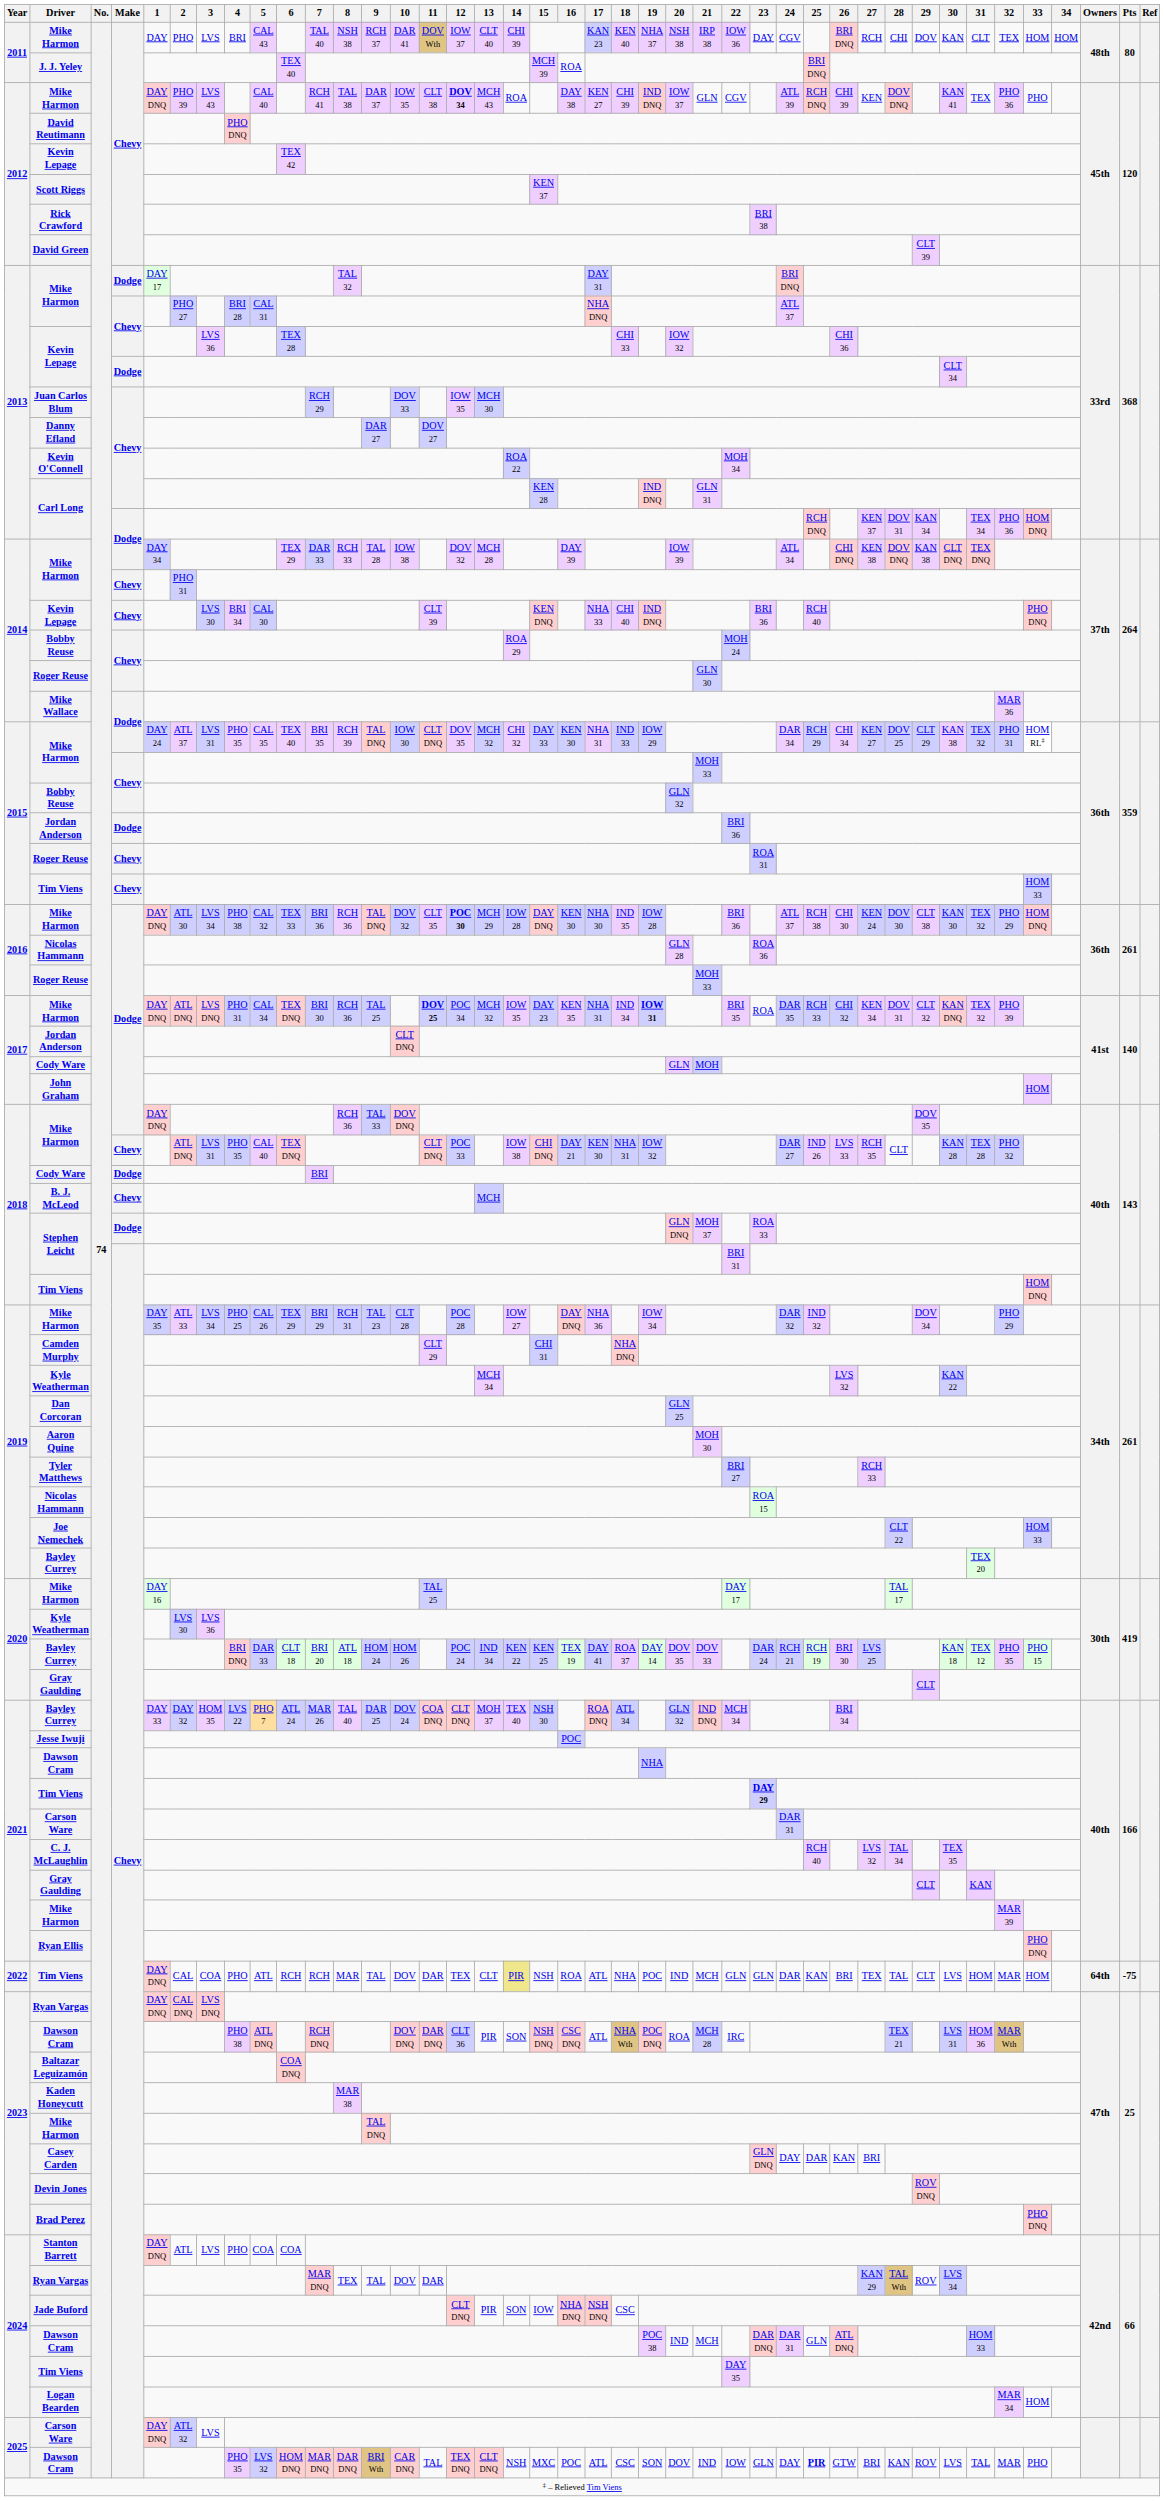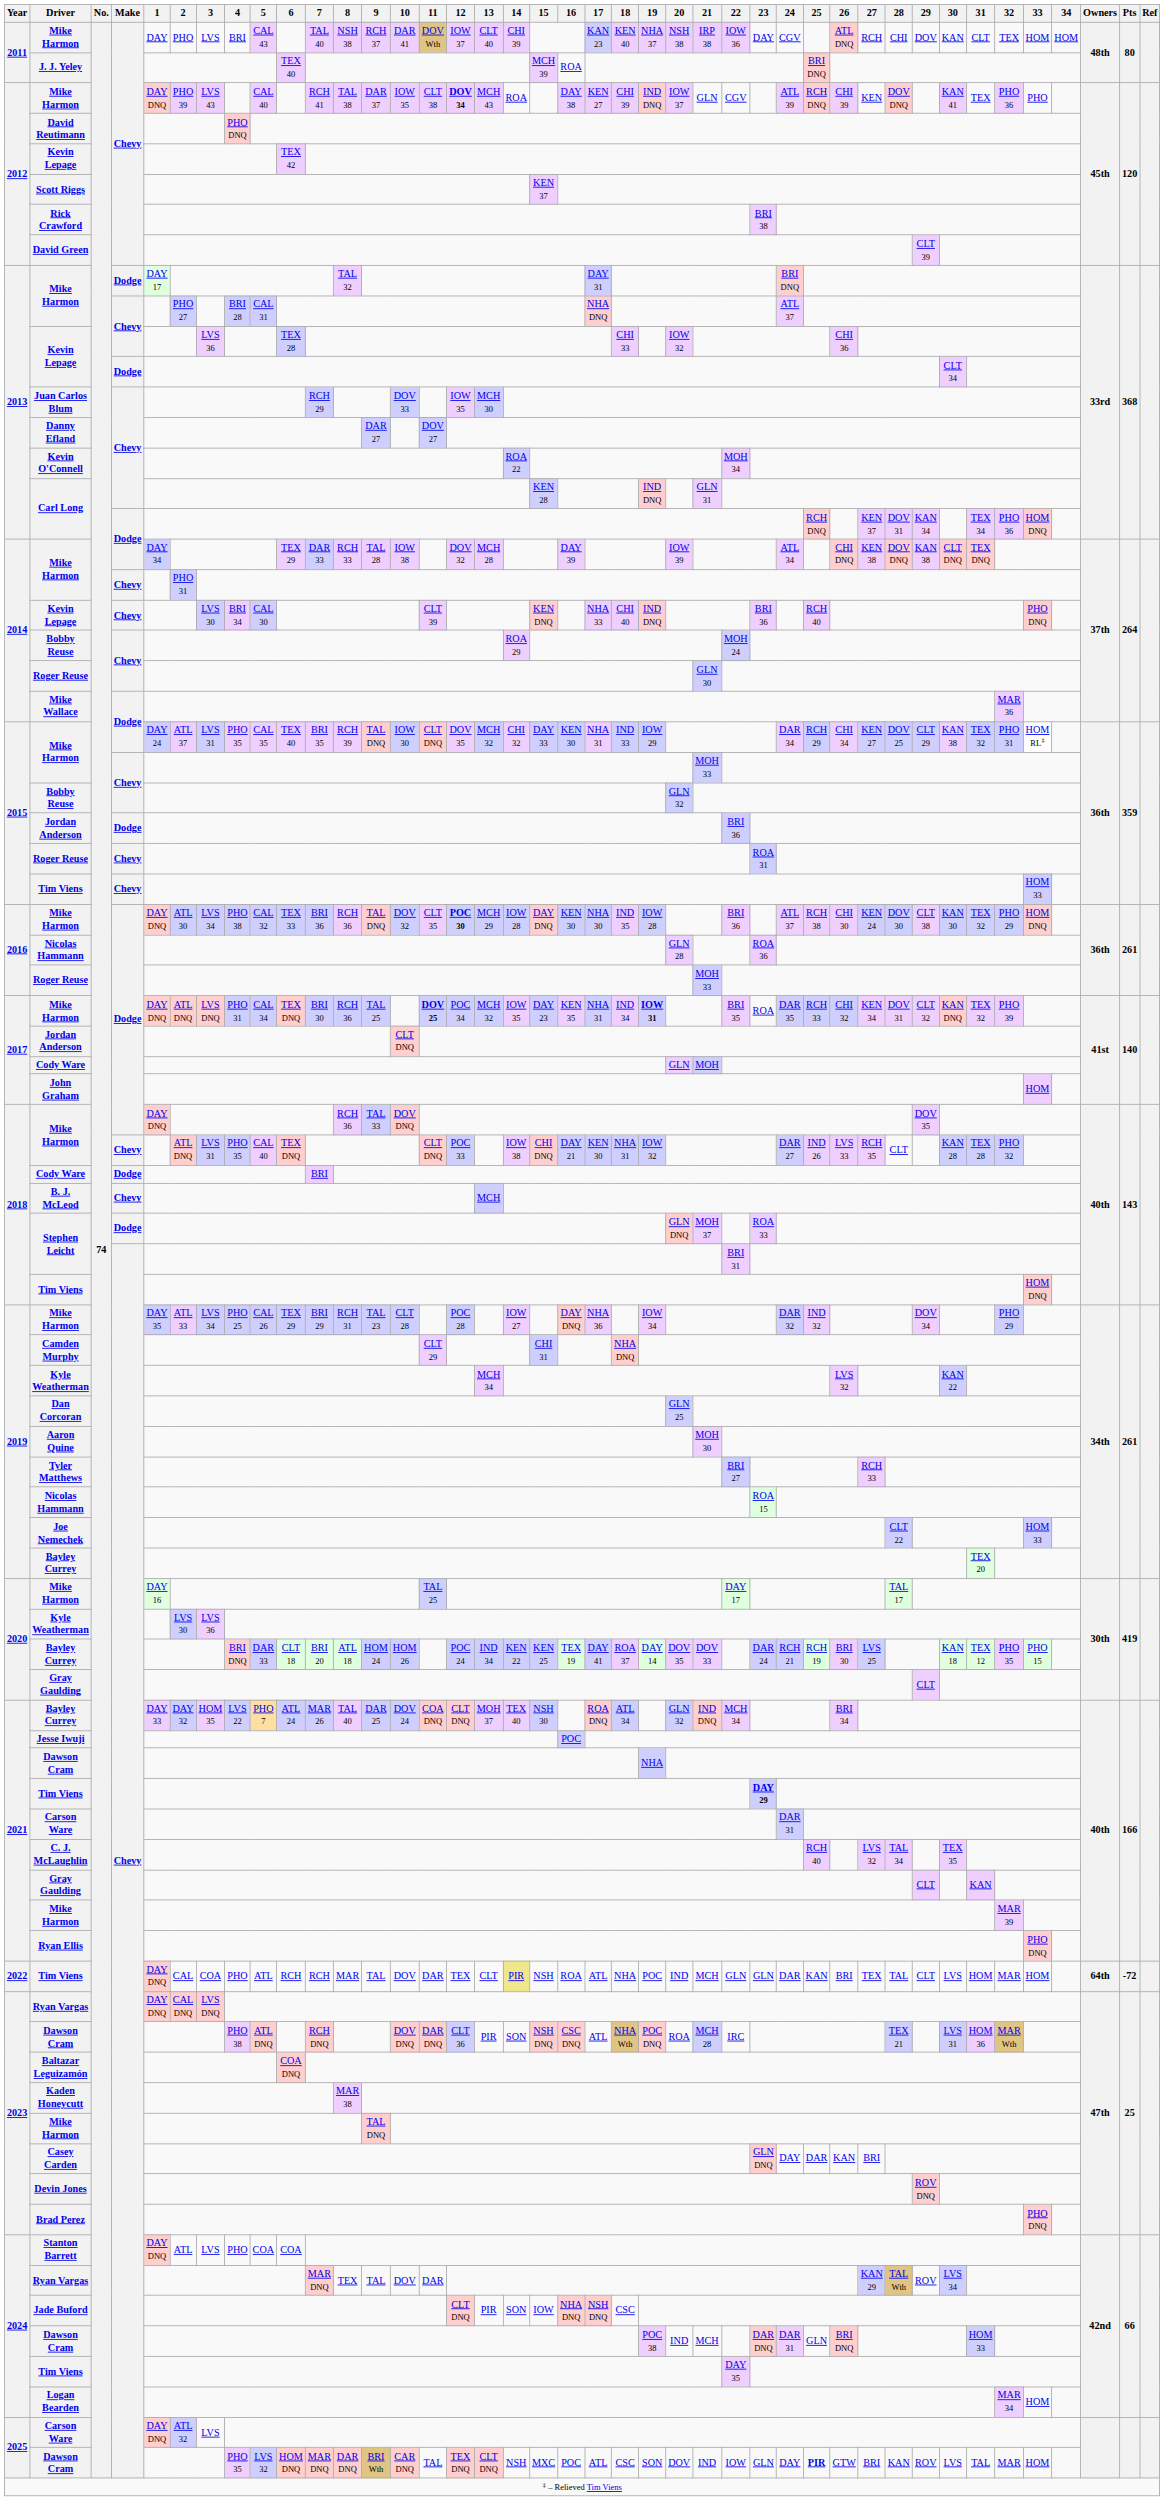(844, 36) BRI DNQ -> (844, 36) ATL DNQ
(1130, 1976) -75 -> (1130, 1976) -72
(844, 2340) ATL DNQ -> (844, 2340) BRI DNQ
(1038, 2462) PHO -> (1038, 2462) HOM
